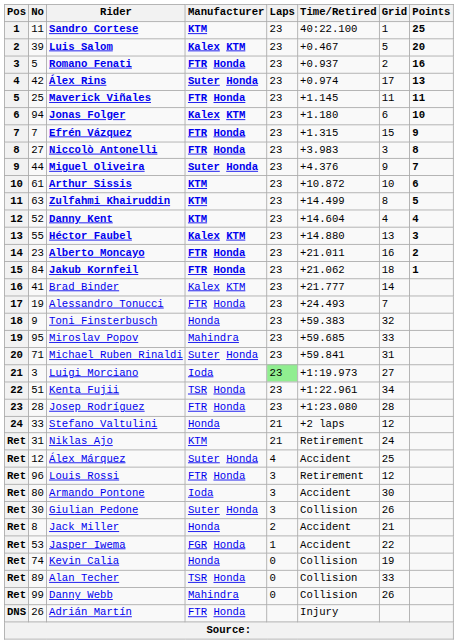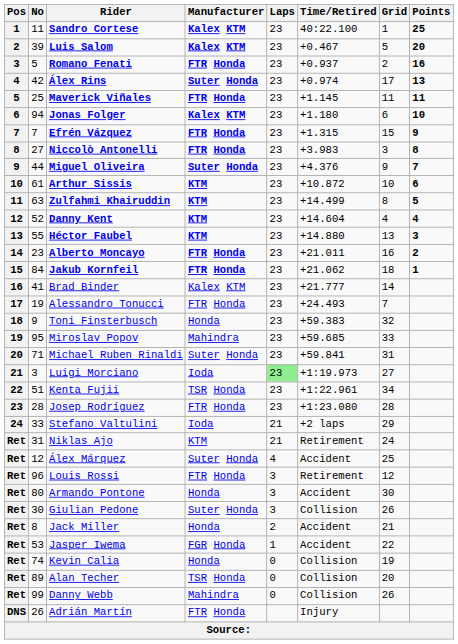(198, 30) KTM -> (217, 30) Kalex KTM
(217, 236) Kalex KTM -> (198, 236) KTM
(204, 425) Honda -> (201, 425) Ioda
(388, 425) 12 -> (388, 425) 29
(201, 493) Ioda -> (204, 493) Honda
(388, 579) 33 -> (388, 579) 20
